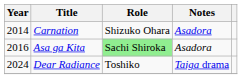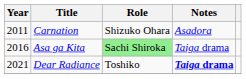(18, 30) 2014 -> (18, 30) 2011
(193, 47) Asadora -> (202, 47) Taiga drama
(18, 64) 2024 -> (18, 64) 2021
(202, 64) normal -> (204, 64) bold
